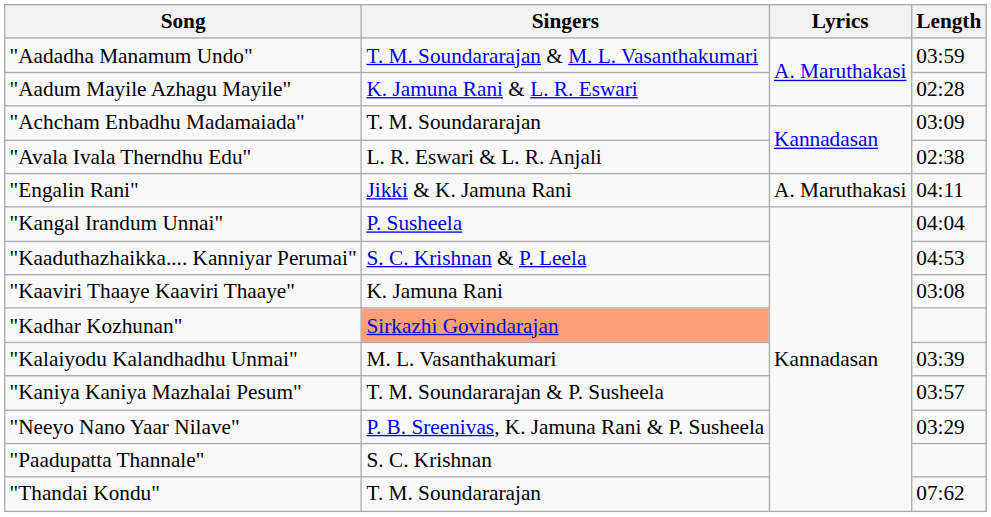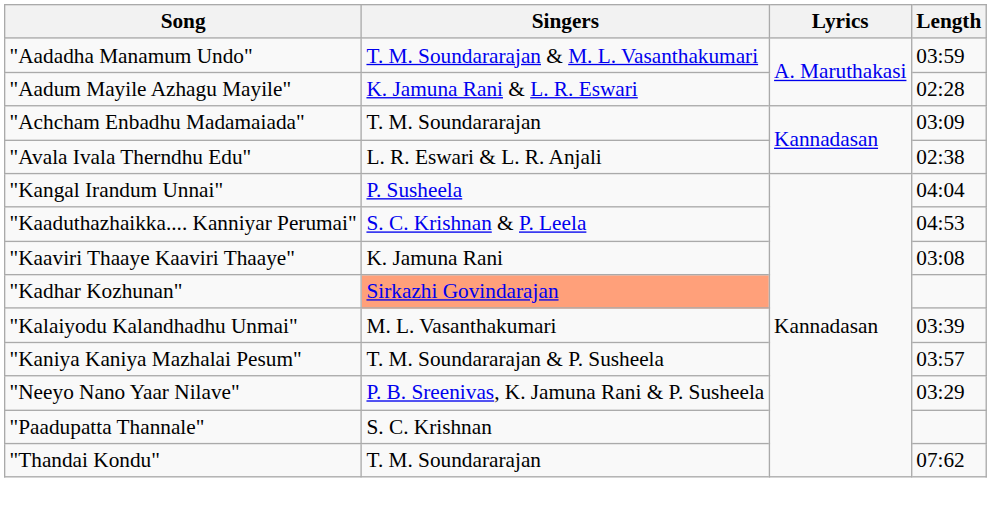- row: (74, 190)
